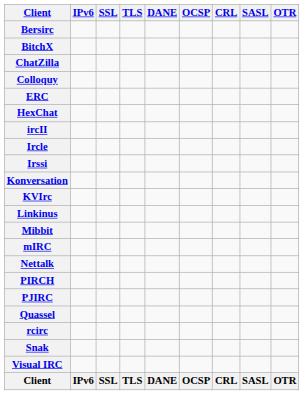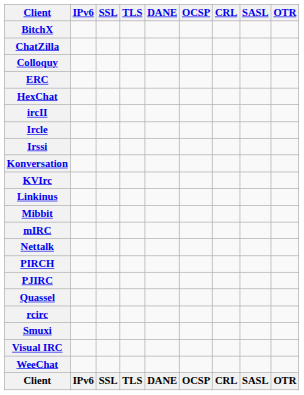- row: (37, 29)
+ row: (37, 331)
- row: (37, 347)
+ row: (37, 364)
